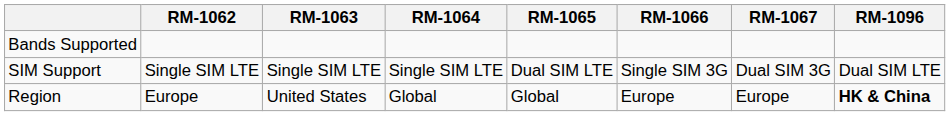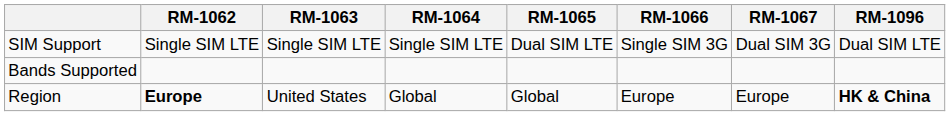rows swapped: (73, 44) <-> (55, 70)
(171, 96) normal -> (173, 96) bold
